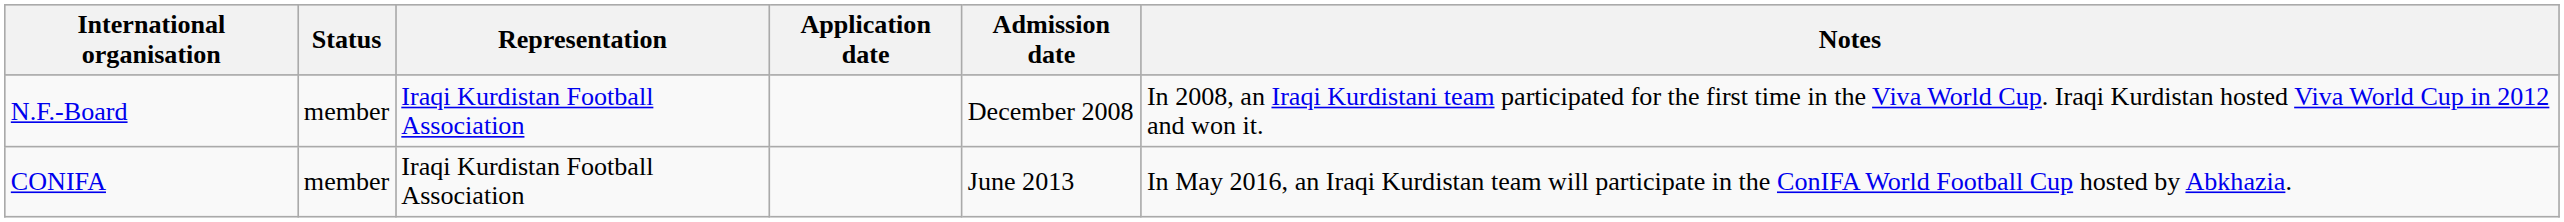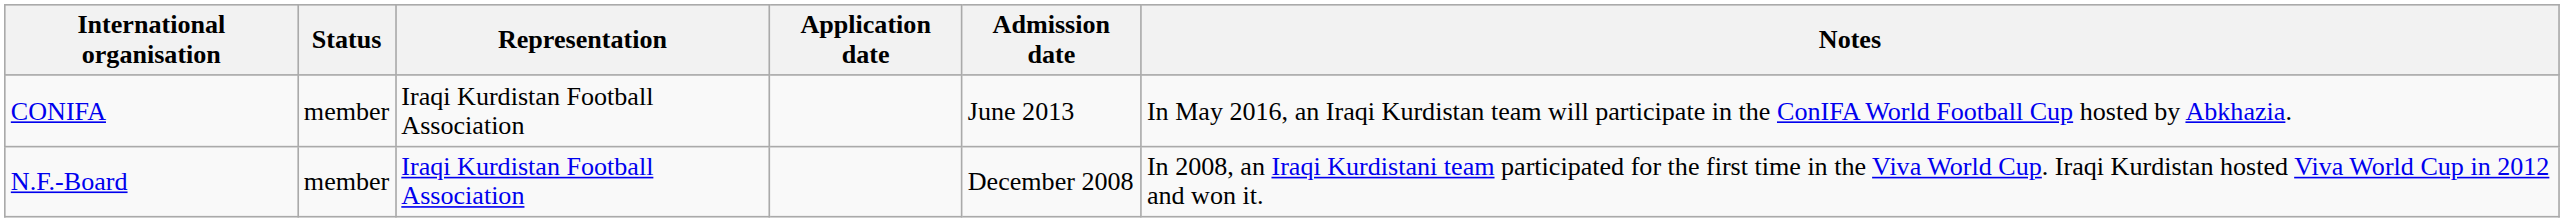rows swapped: (69, 110) <-> (58, 181)
